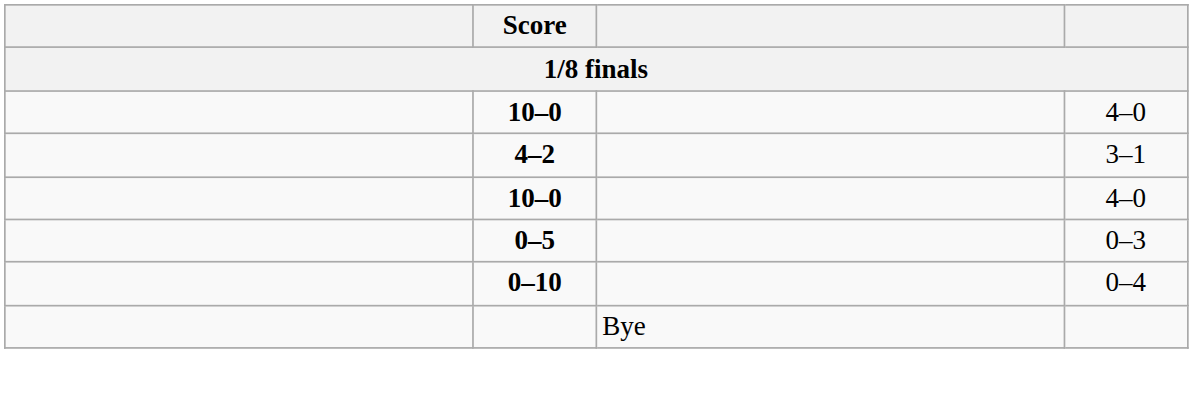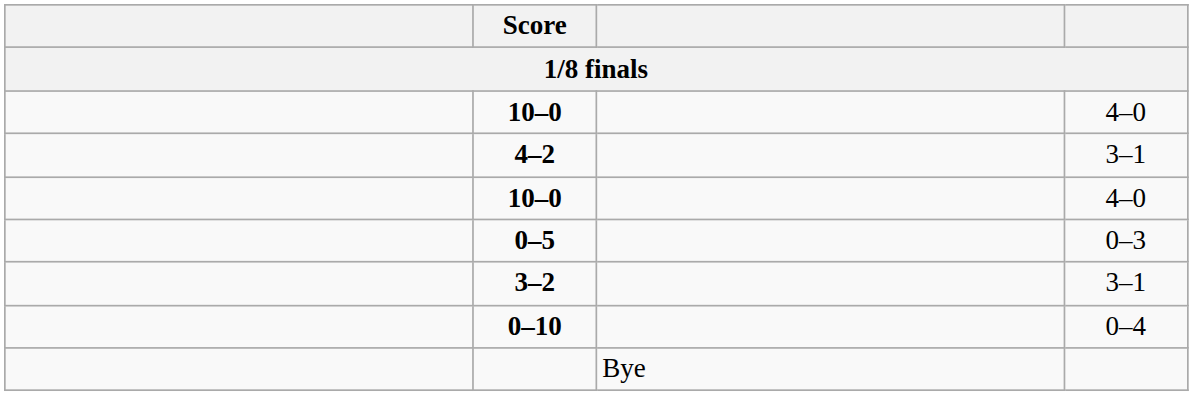+ row: (535, 283)
